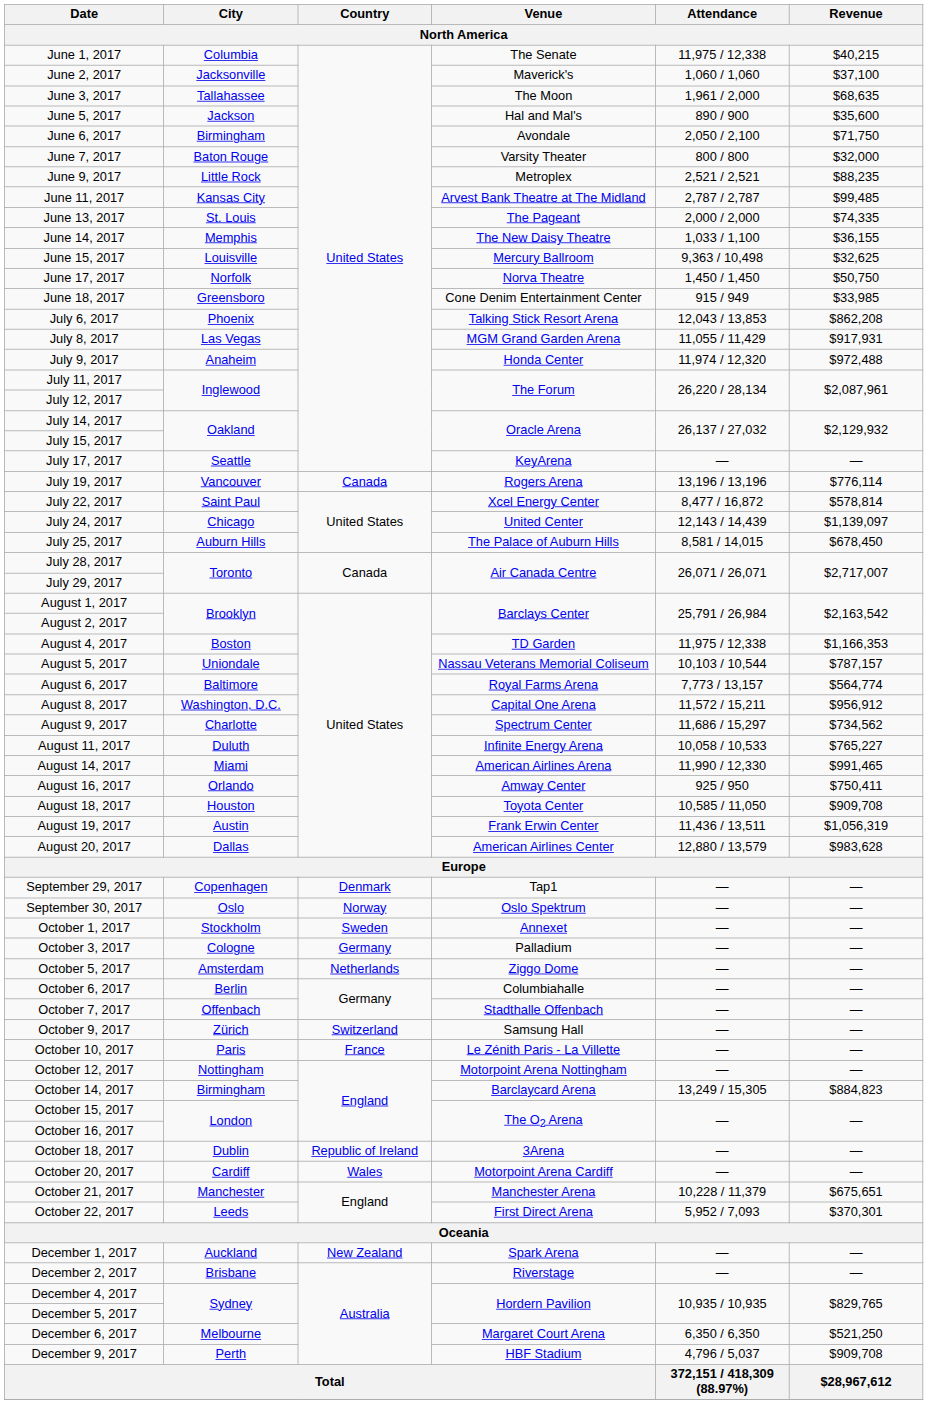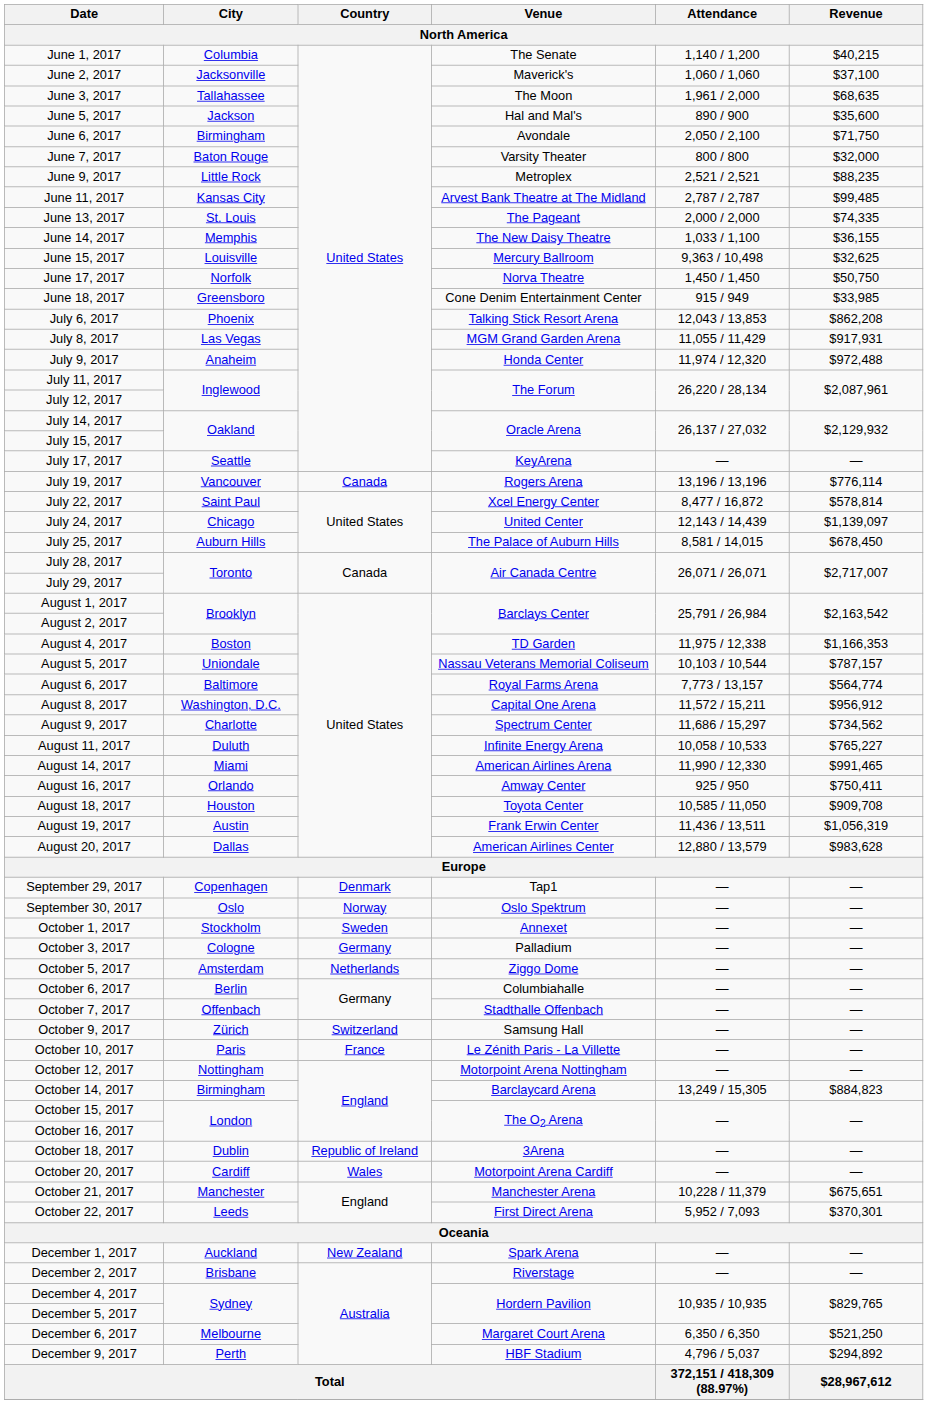(722, 55) 11,975 / 12,338 -> (722, 55) 1,140 / 1,200
(856, 1354) $909,708 -> (856, 1354) $294,892
